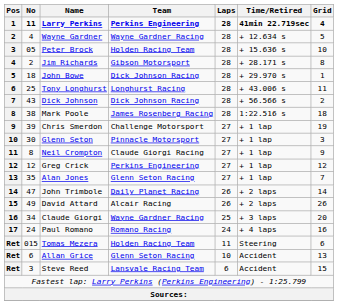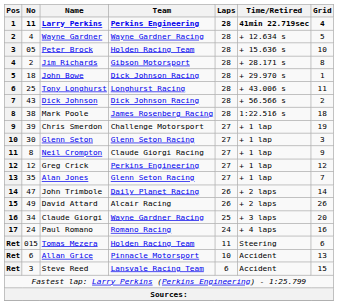(155, 140) Pinnacle Motorsport -> (153, 140) Glenn Seton Racing
(153, 256) Glenn Seton Racing -> (155, 256) Pinnacle Motorsport
